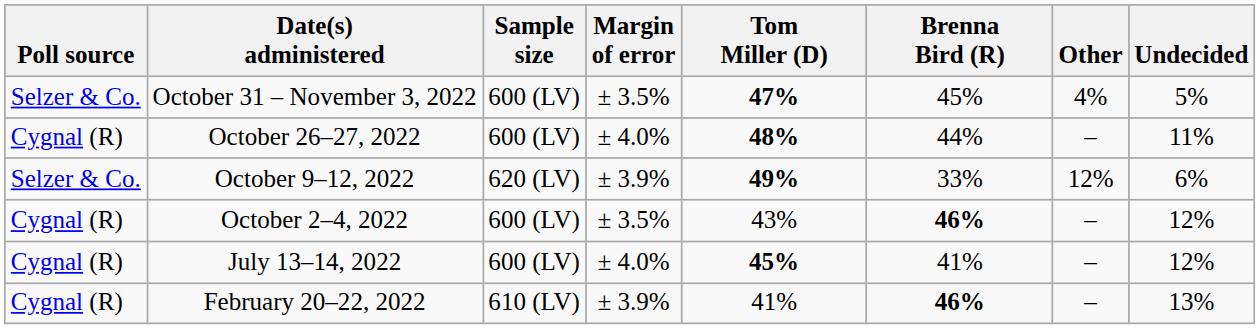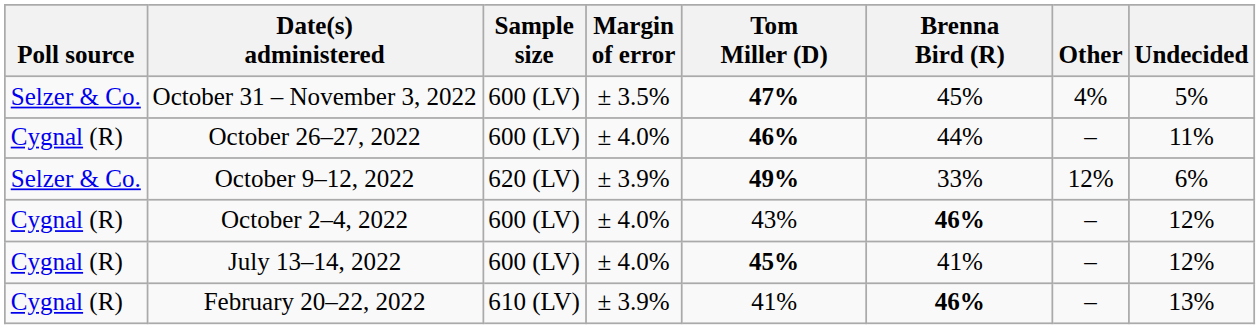(774, 137) 48% -> (774, 137) 46%
(634, 220) ± 3.5% -> (634, 220) ± 4.0%
